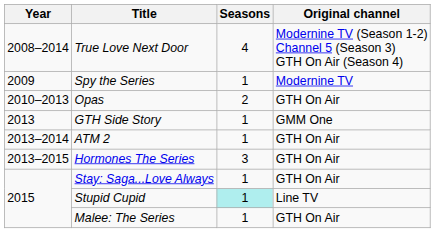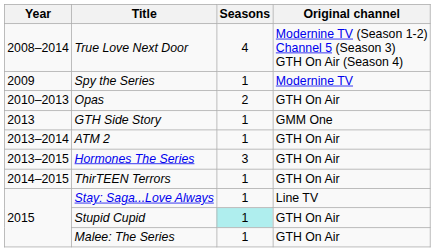+ row: (123, 178)
(308, 178) GTH On Air -> (297, 198) Line TV
(297, 198) Line TV -> (308, 217) GTH On Air
